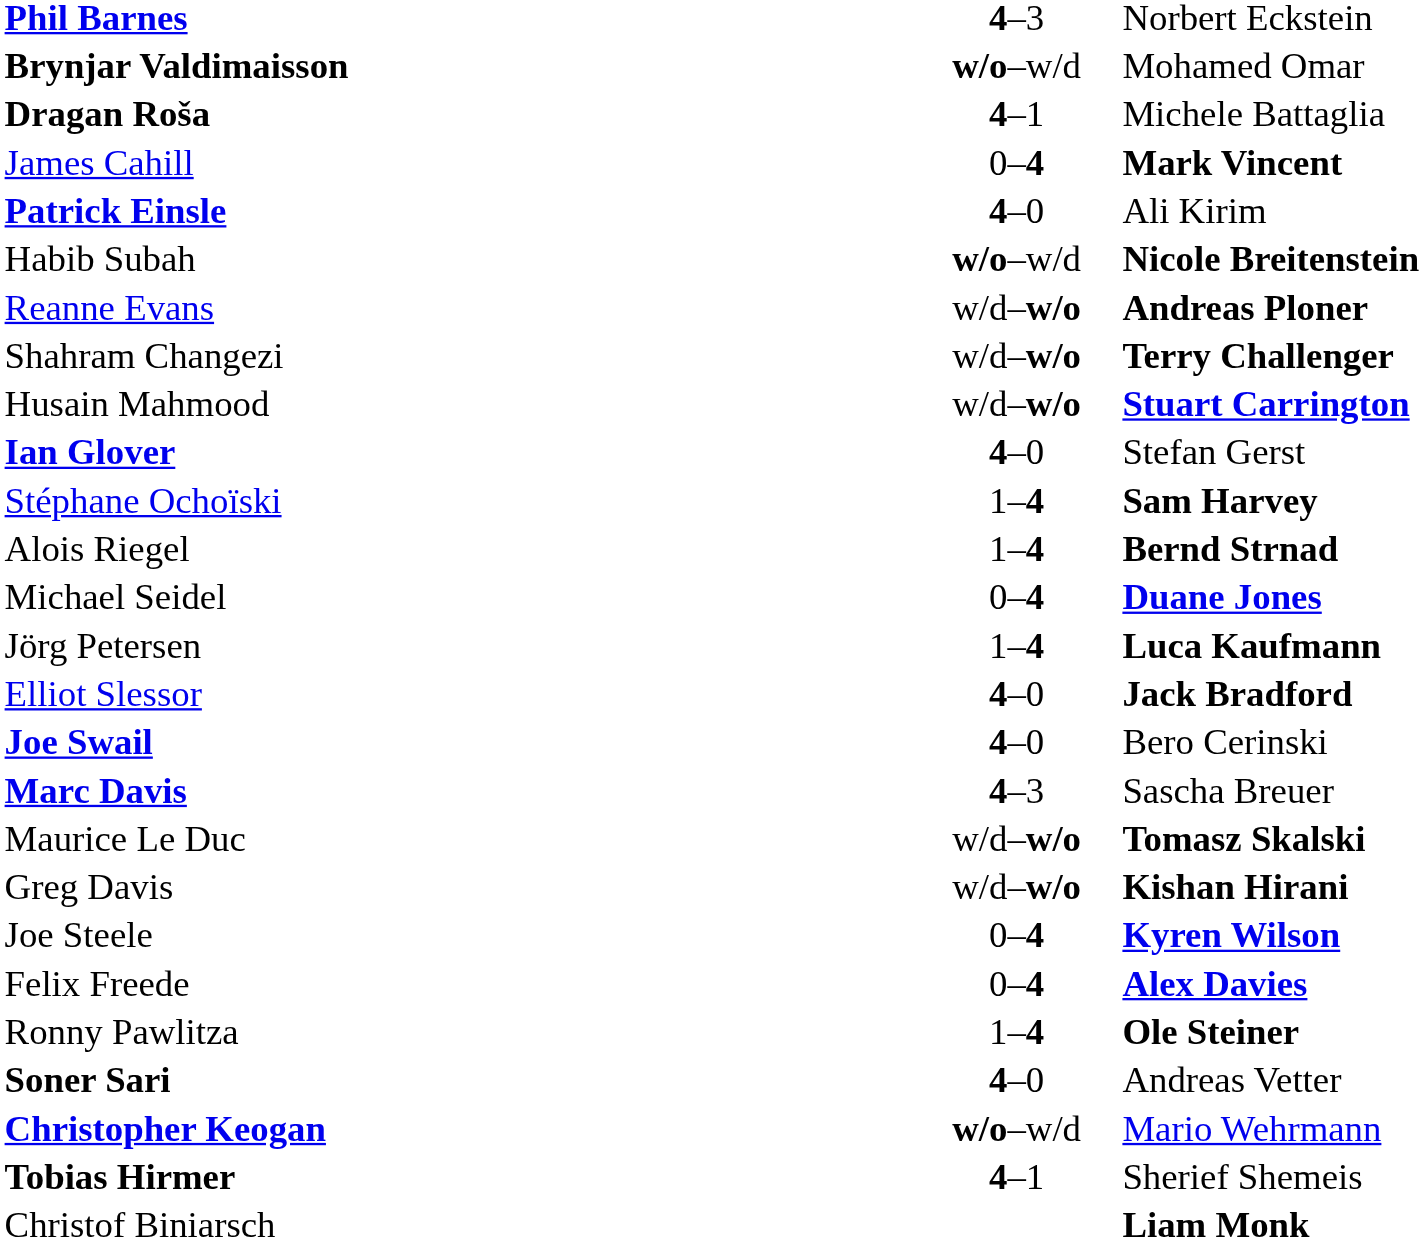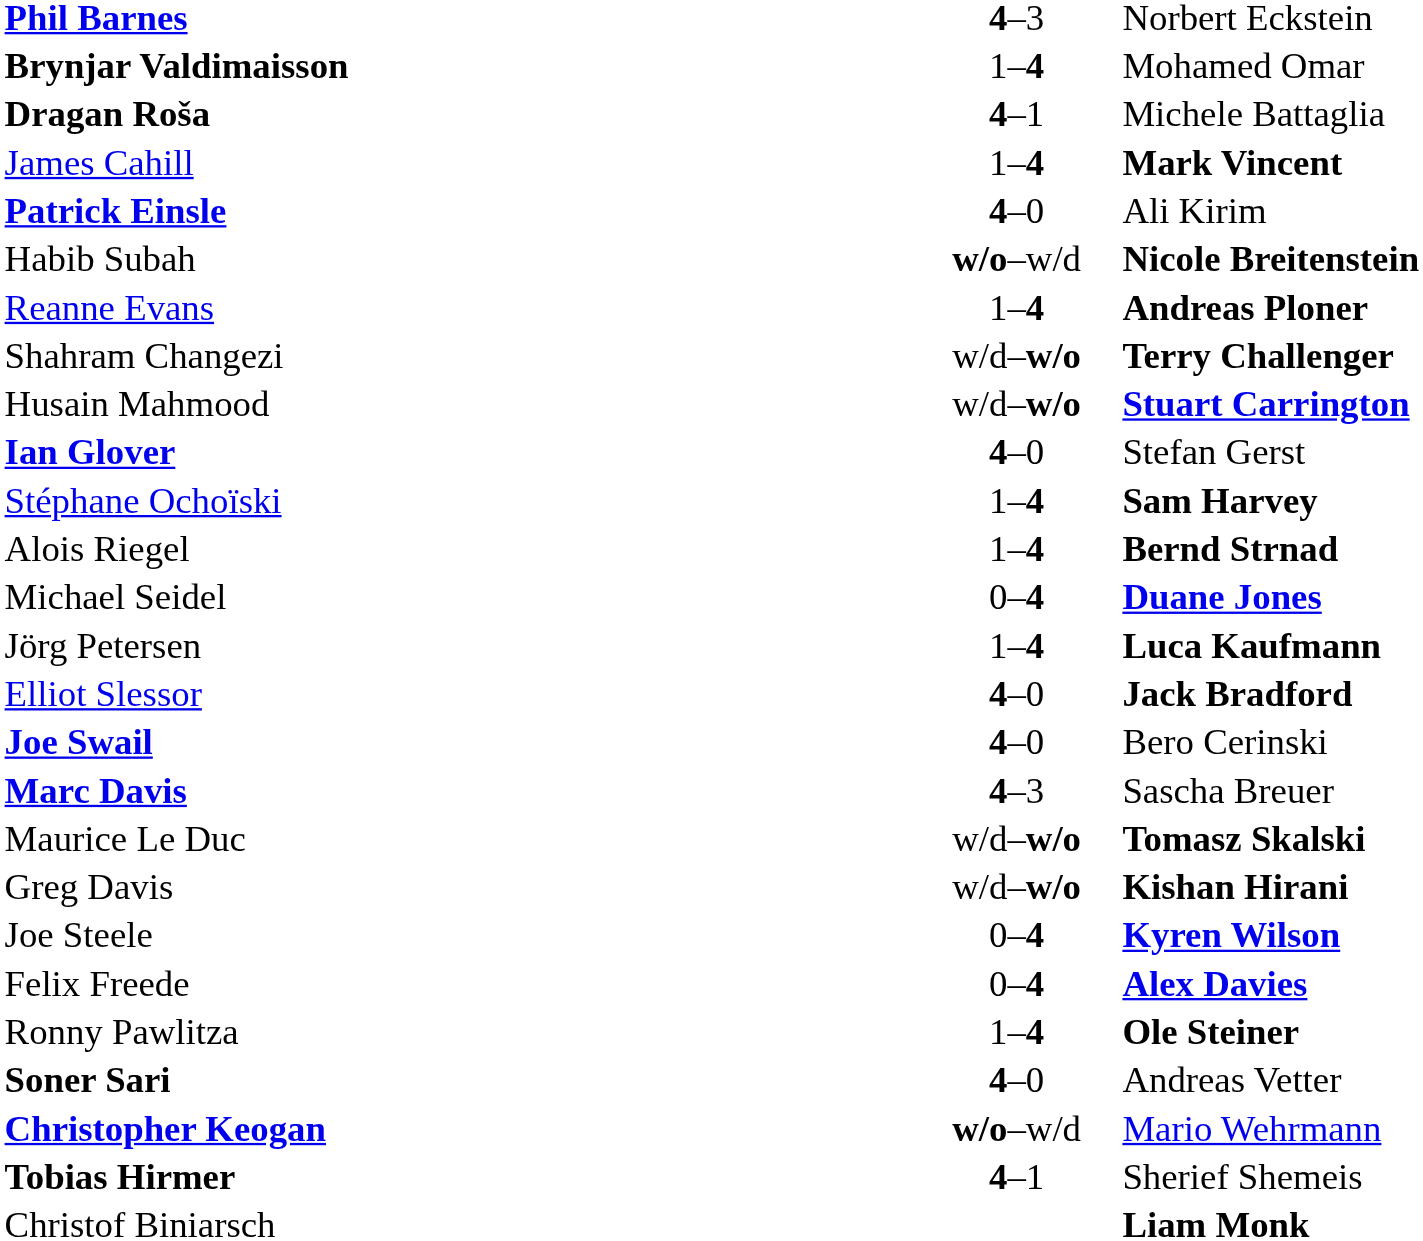(1017, 65) w/o–w/d -> (1017, 65) 1–4
(1017, 162) 0–4 -> (1017, 162) 1–4
(1017, 307) w/d–w/o -> (1017, 307) 1–4
